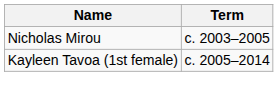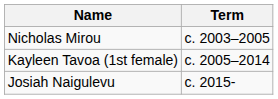+ row: (61, 82)
